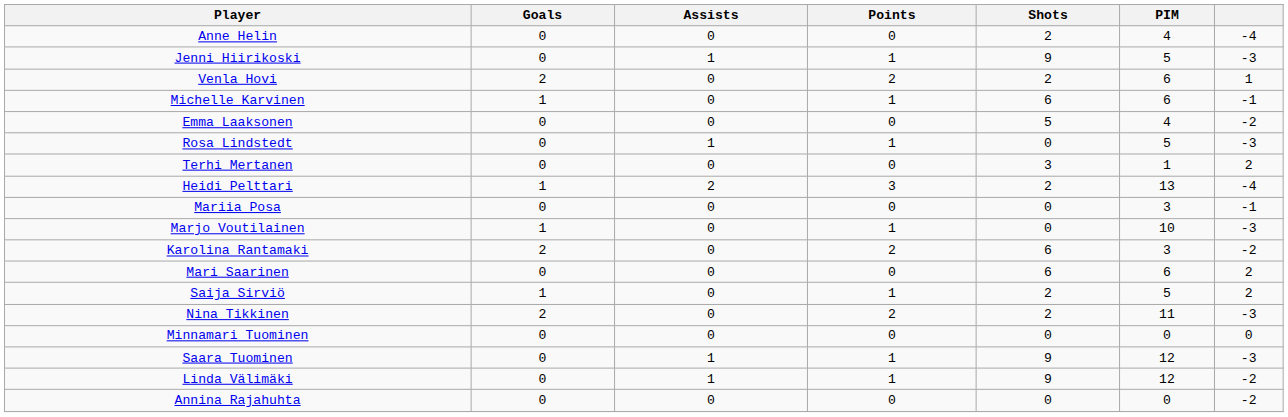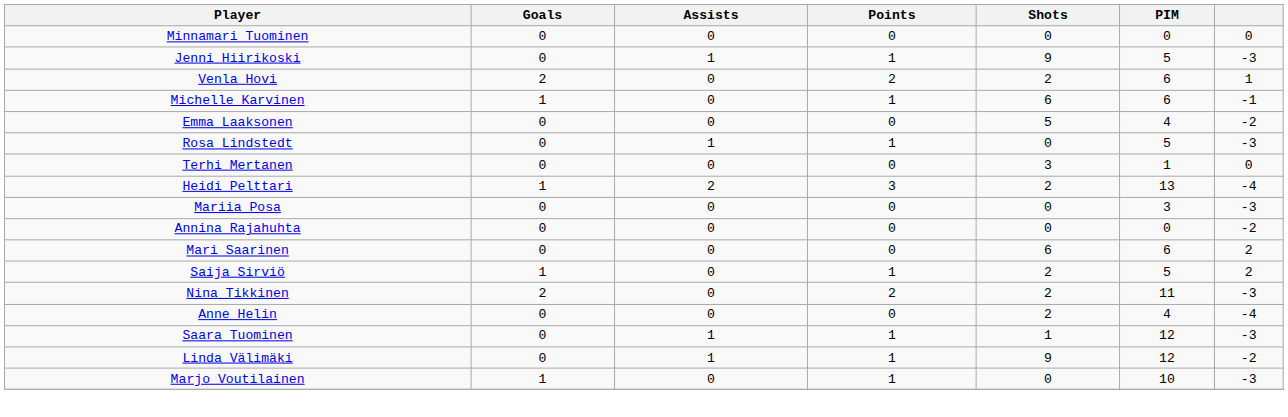rows swapped: (238, 37) <-> (238, 336)
(1249, 165) 2 -> (1249, 165) 0
(1249, 208) -1 -> (1249, 208) -3
rows swapped: (238, 400) <-> (238, 229)
- row: (238, 251)
(1048, 358) 9 -> (1048, 336) 1
